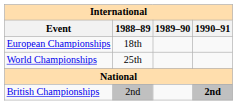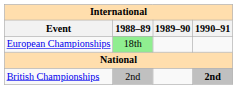(133, 44) no background -> (133, 44) lightgreen background
- row: (52, 60)
